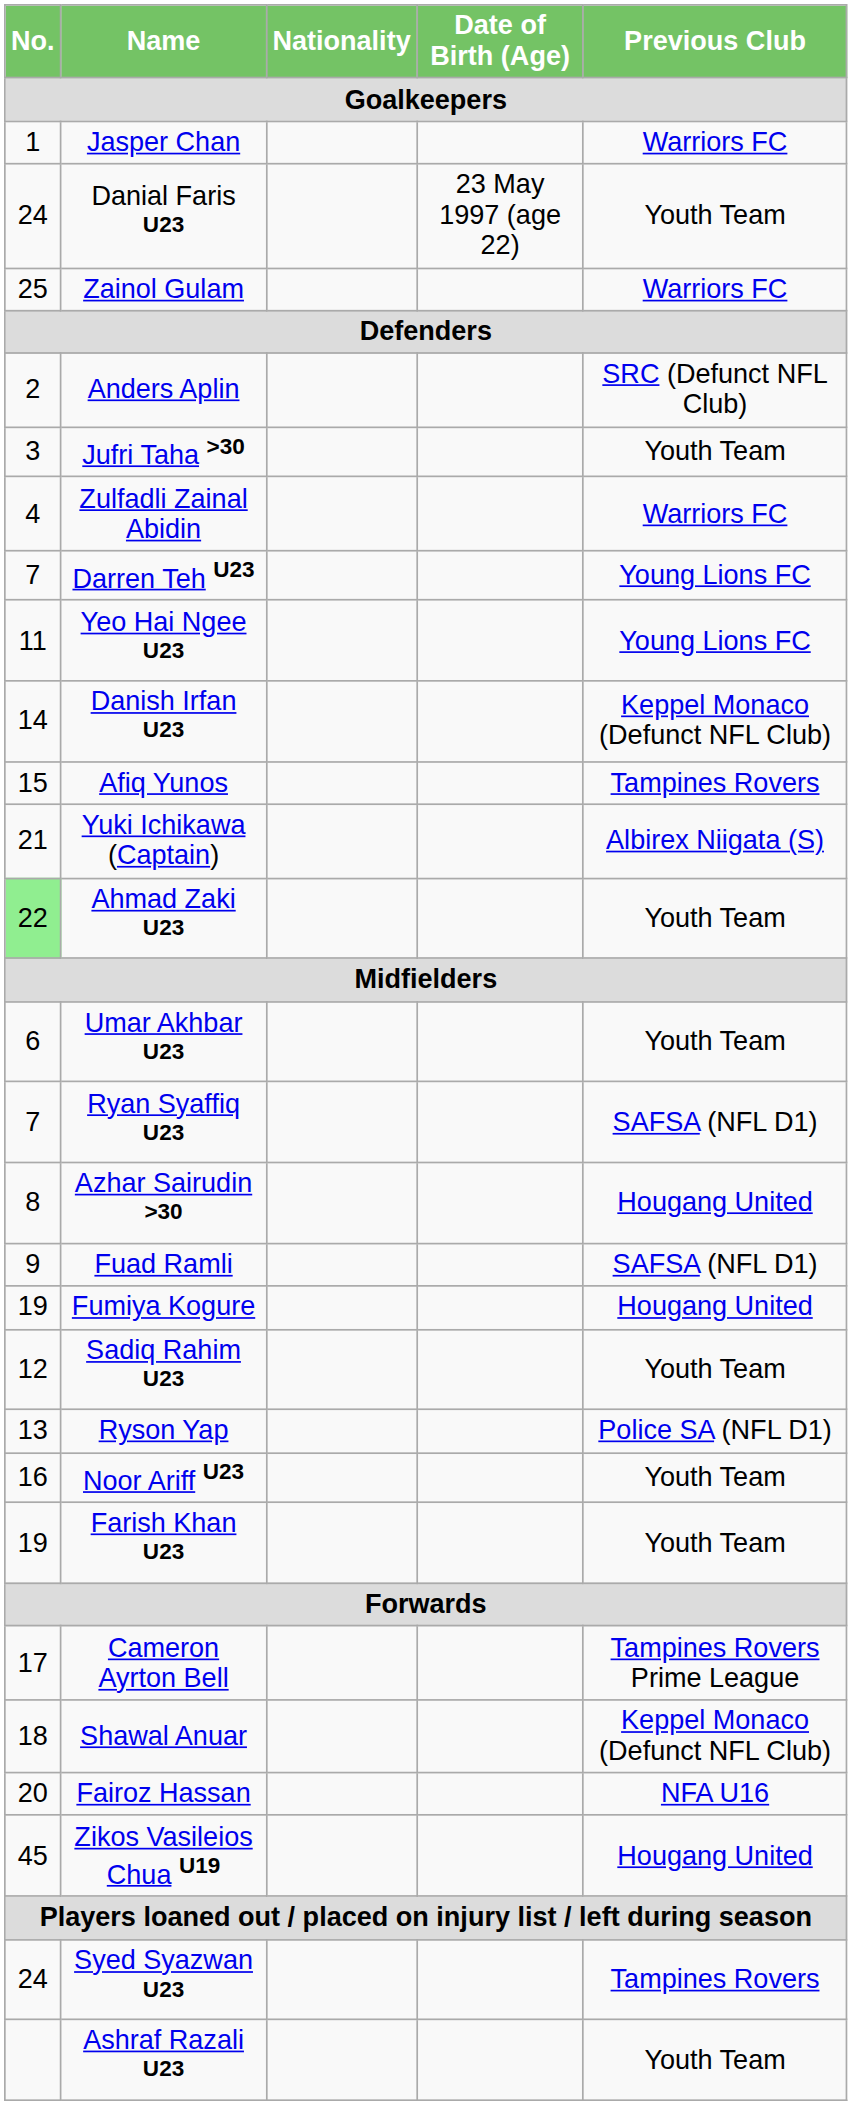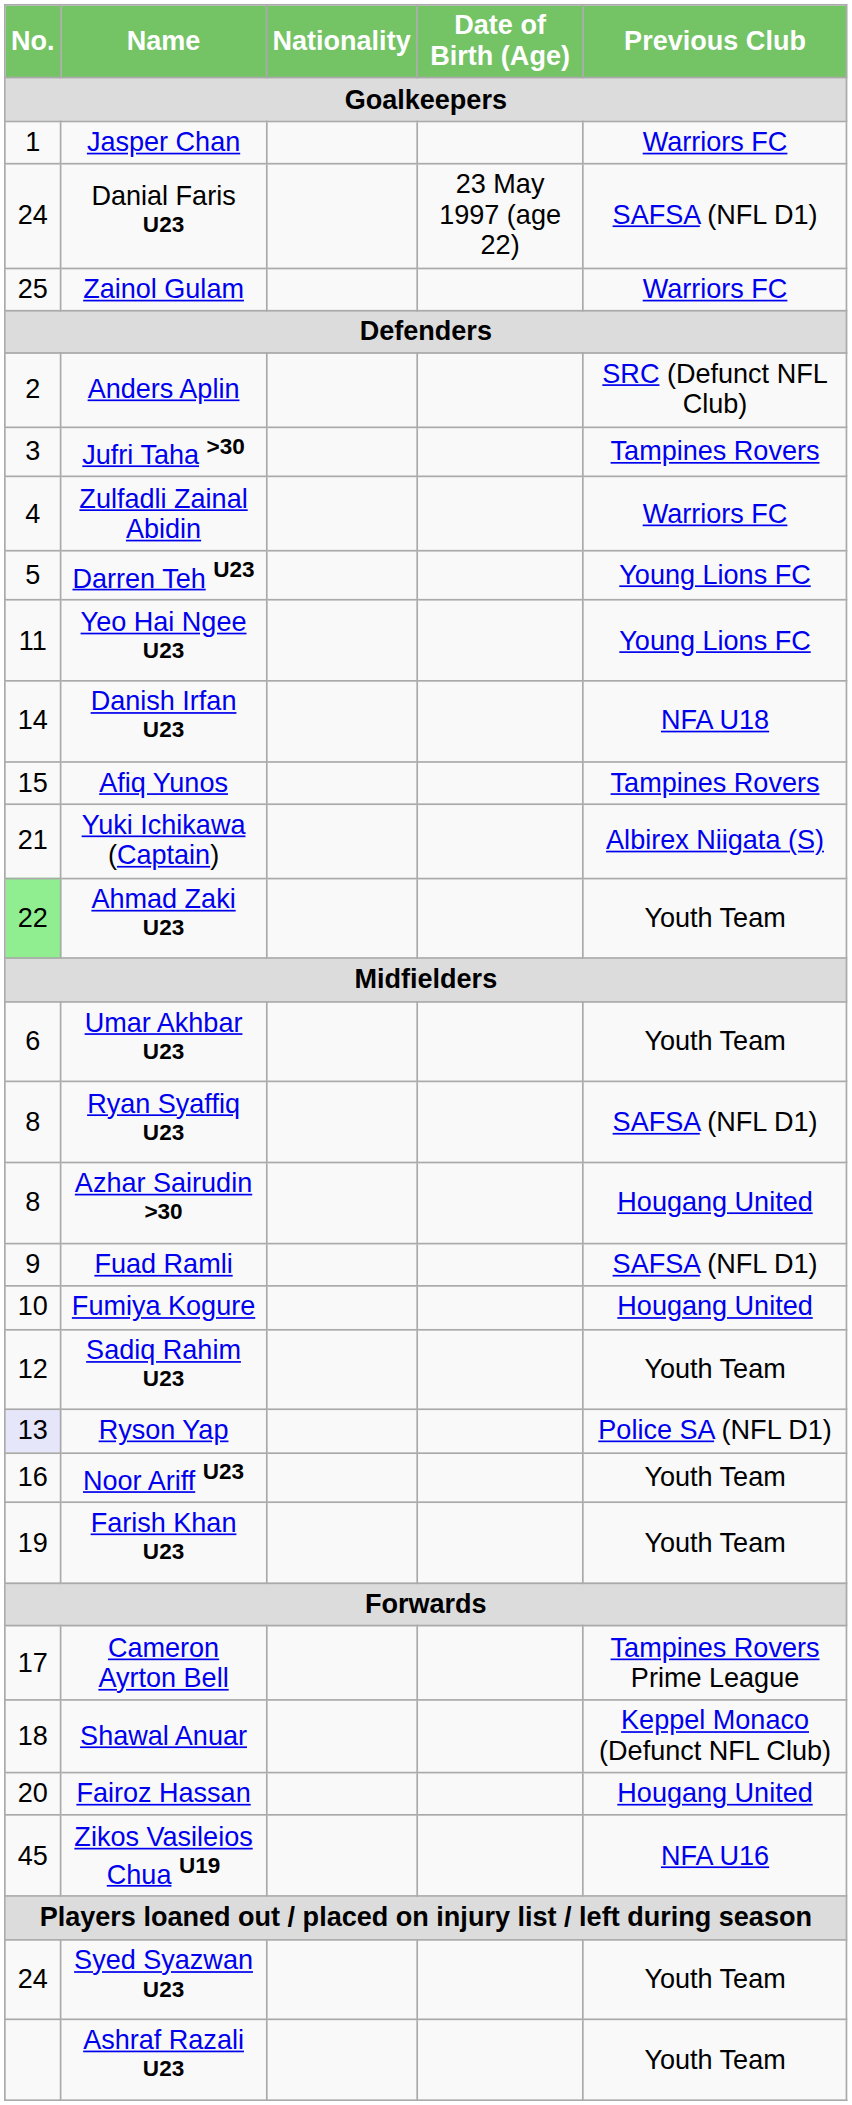(715, 215) Youth Team -> (715, 215) SAFSA (NFL D1)
(715, 451) Youth Team -> (715, 451) Tampines Rovers
(33, 574) 7 -> (33, 574) 5
(715, 720) Keppel Monaco (Defunct NFL Club) -> (715, 720) NFA U18
(33, 1121) 7 -> (33, 1121) 8
(33, 1307) 19 -> (33, 1307) 10
(33, 1430) no background -> (33, 1430) lavender background
(715, 1793) NFA U16 -> (715, 1793) Hougang United
(715, 1855) Hougang United -> (715, 1855) NFA U16
(715, 1979) Tampines Rovers -> (715, 1979) Youth Team
